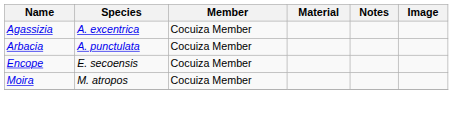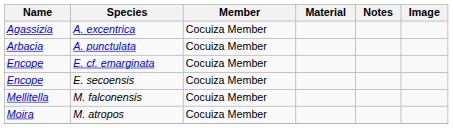+ row: (114, 64)
+ row: (108, 98)
